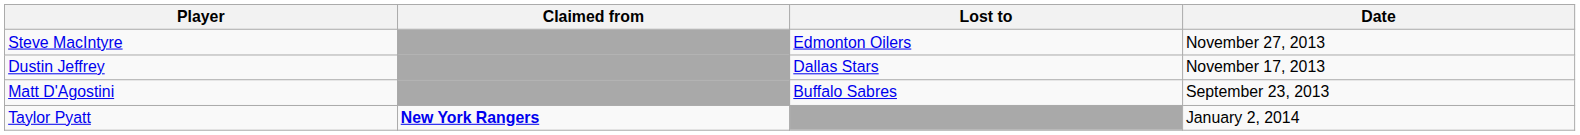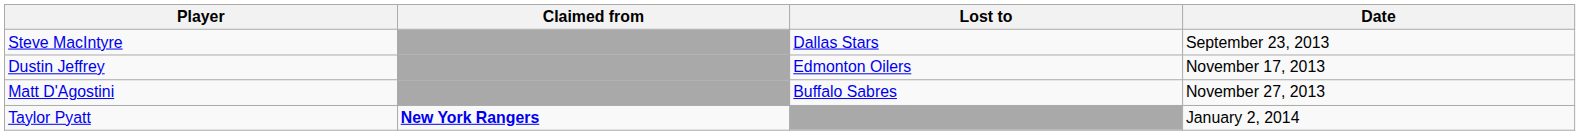(852, 42) Edmonton Oilers -> (836, 42) Dallas Stars
(1255, 42) November 27, 2013 -> (1258, 42) September 23, 2013
(836, 67) Dallas Stars -> (852, 67) Edmonton Oilers
(1258, 92) September 23, 2013 -> (1255, 92) November 27, 2013
